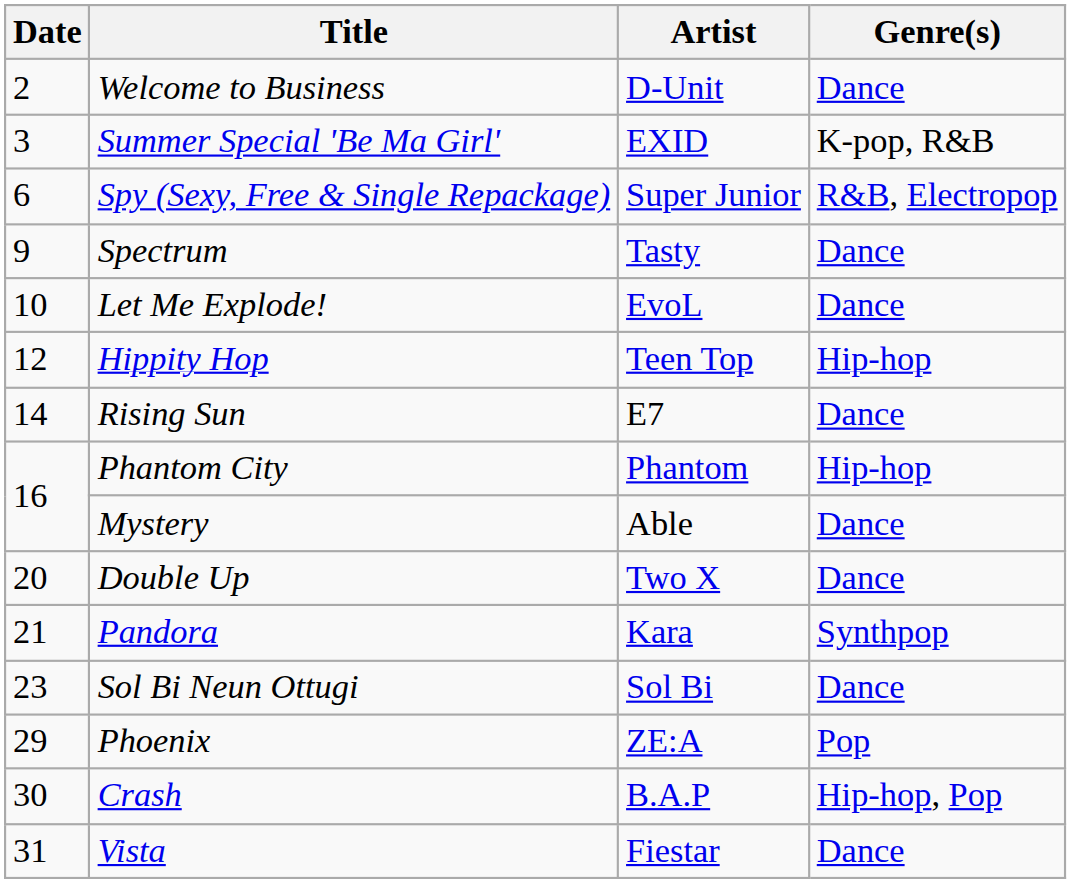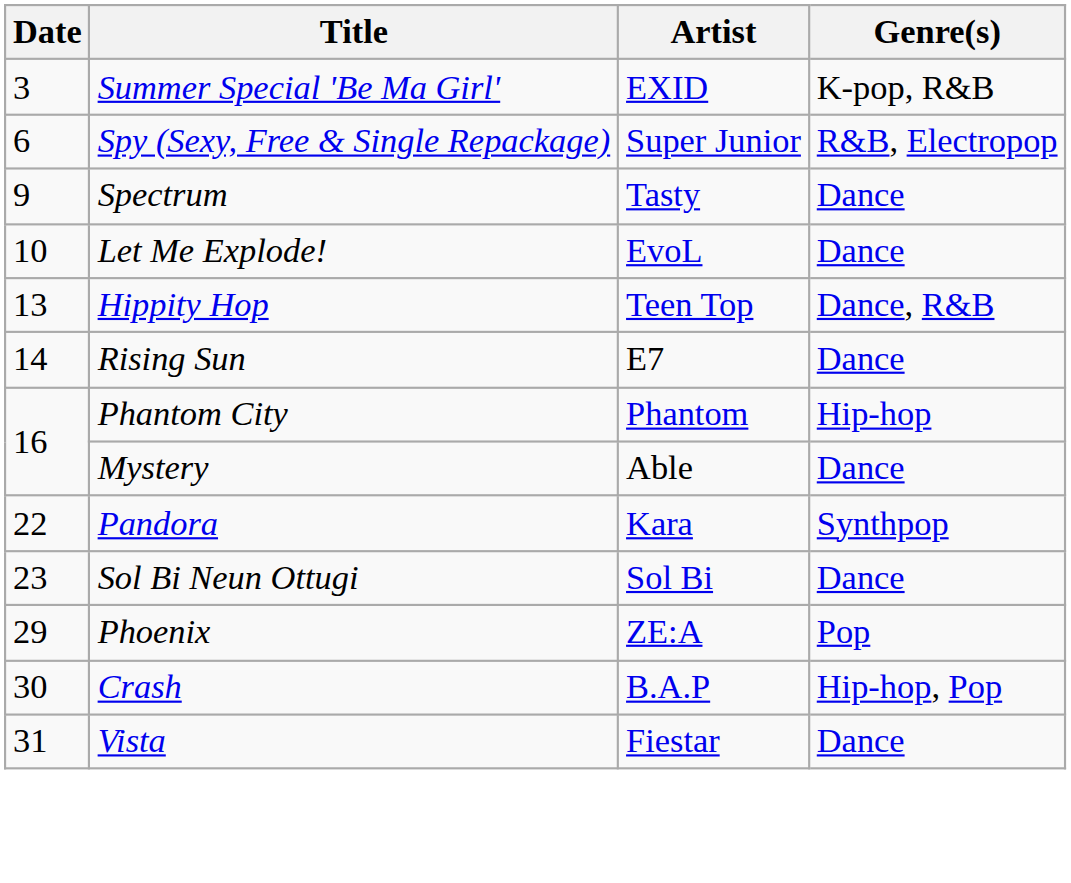- row: (241, 86)
(30, 359) 12 -> (30, 304) 13
(874, 359) Hip-hop -> (906, 304) Dance, R&B
- row: (174, 577)
(30, 631) 21 -> (30, 522) 22
